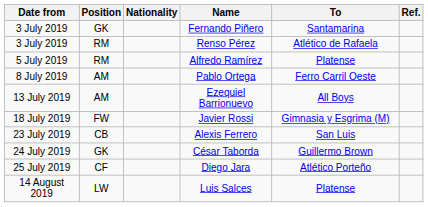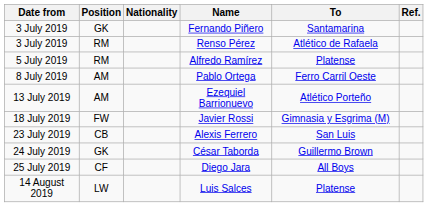(336, 98) All Boys -> (336, 98) Atlético Porteño
(336, 167) Atlético Porteño -> (336, 167) All Boys
